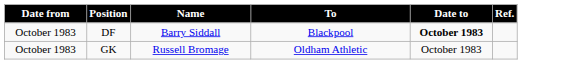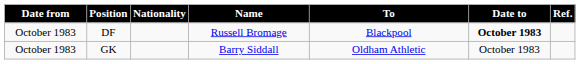+ column: (159, 14)
(191, 32) Barry Siddall -> (249, 32) Russell Bromage
(191, 50) Russell Bromage -> (249, 50) Barry Siddall
